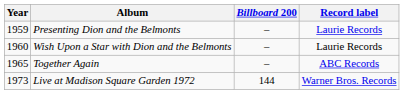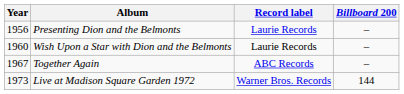columns swapped: (267, 13) <-> (349, 13)
(18, 30) 1959 -> (18, 30) 1956
(18, 64) 1965 -> (18, 64) 1967
